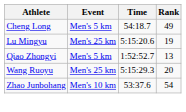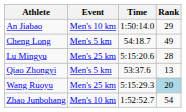+ row: (24, 26)
(169, 41) 19 -> (169, 56) 28
(137, 56) 1:52:52.7 -> (137, 71) 53:37.6
(169, 71) no background -> (169, 85) lightblue background
(137, 85) 53:37.6 -> (137, 100) 1:52:52.7
